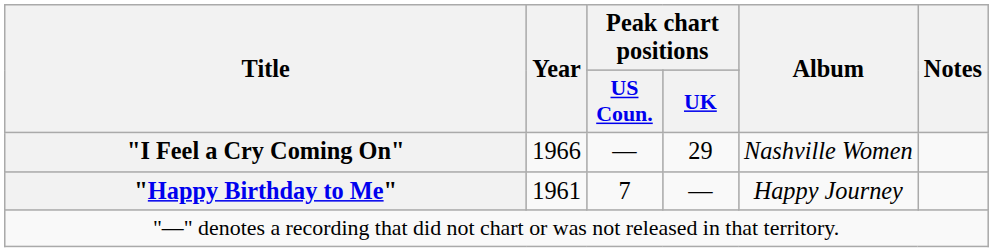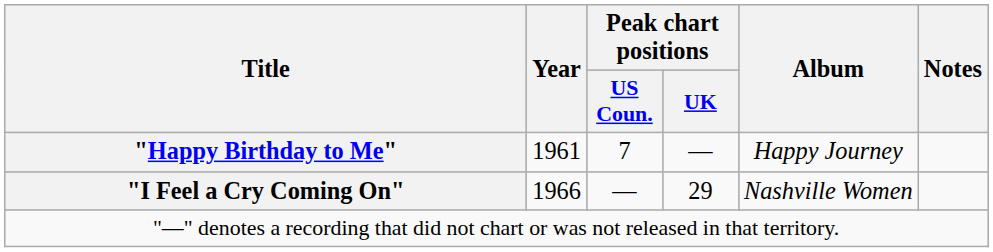rows swapped: (266, 190) <-> (266, 151)
